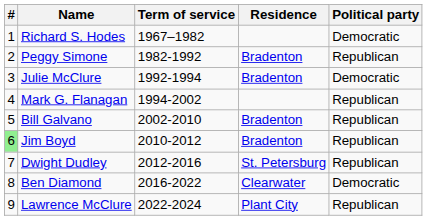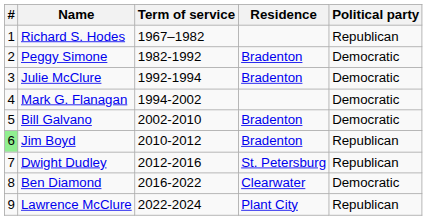(366, 36) Democratic -> (365, 36) Republican
(365, 57) Republican -> (366, 57) Democratic
(365, 99) Republican -> (366, 99) Democratic
(365, 120) Republican -> (366, 120) Democratic
